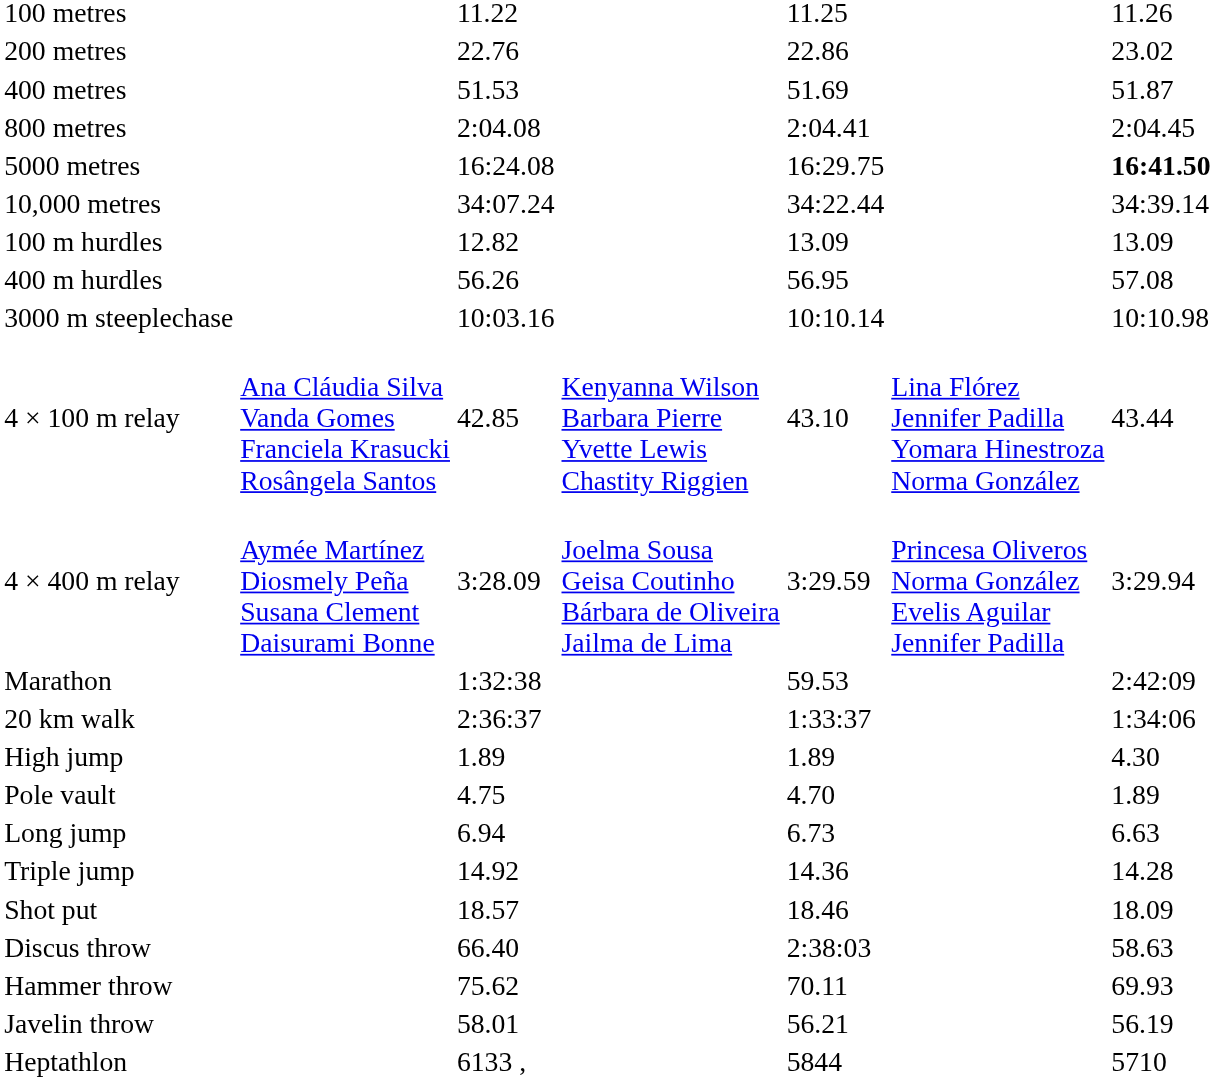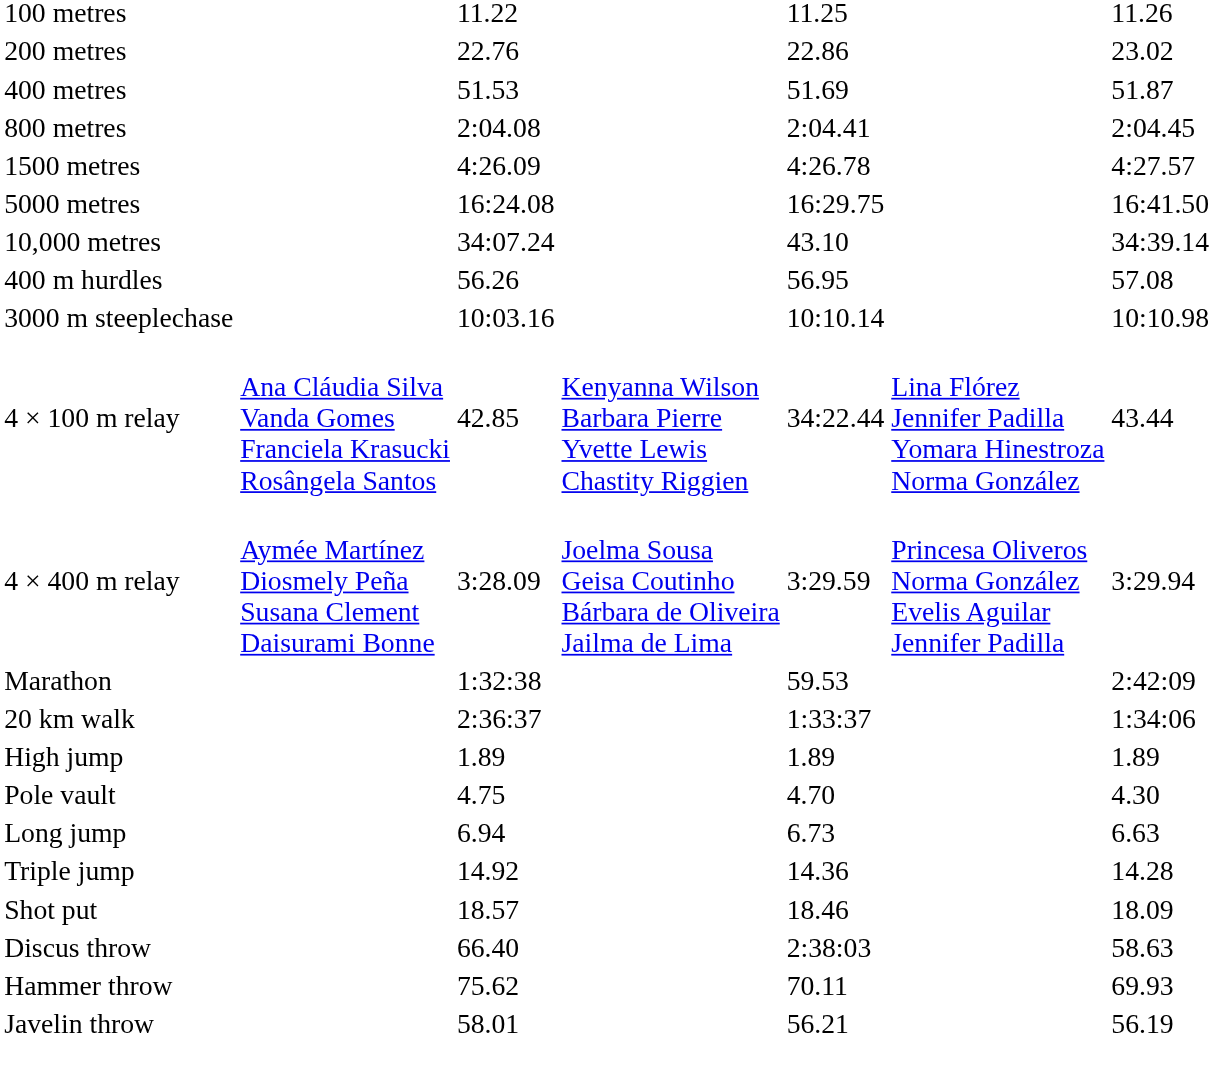+ row: (72, 165)
(1161, 165) bold -> (1160, 203) normal
(835, 203) 34:22.44 -> (818, 241) 43.10
- row: (83, 241)
(818, 418) 43.10 -> (835, 418) 34:22.44
(1136, 757) 4.30 -> (1136, 757) 1.89
(1136, 795) 1.89 -> (1136, 795) 4.30
- row: (66, 1061)
